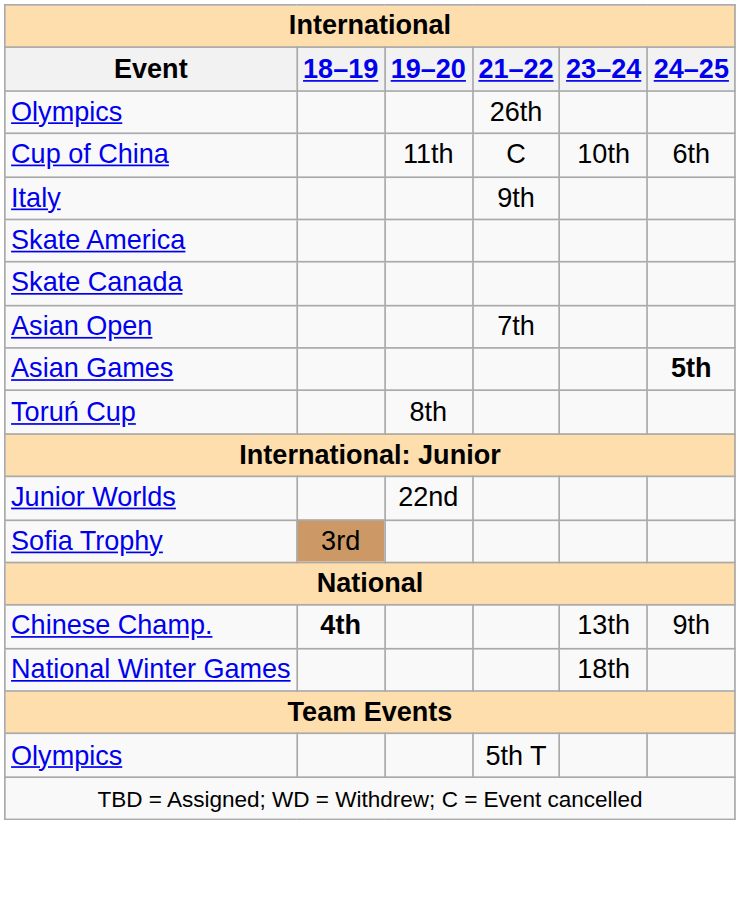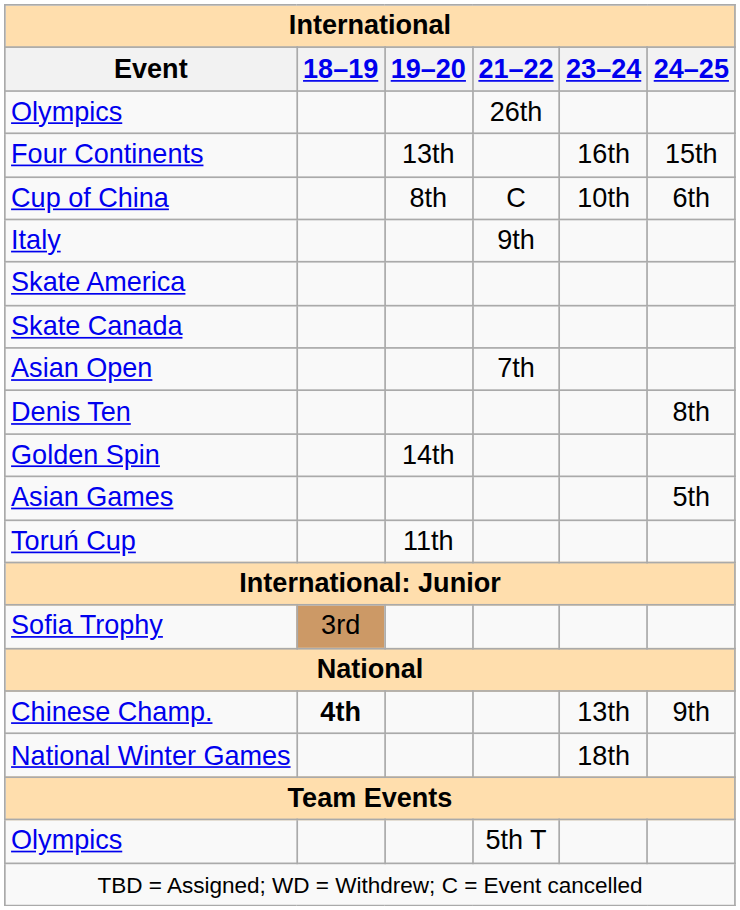+ row: (107, 154)
(428, 154) 11th -> (428, 197) 8th
+ row: (71, 411)
+ row: (85, 454)
(691, 369) bold -> (691, 497) normal
(428, 411) 8th -> (428, 540) 11th
- row: (93, 497)
